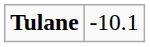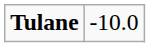(114, 22) -10.1 -> (114, 22) -10.0
